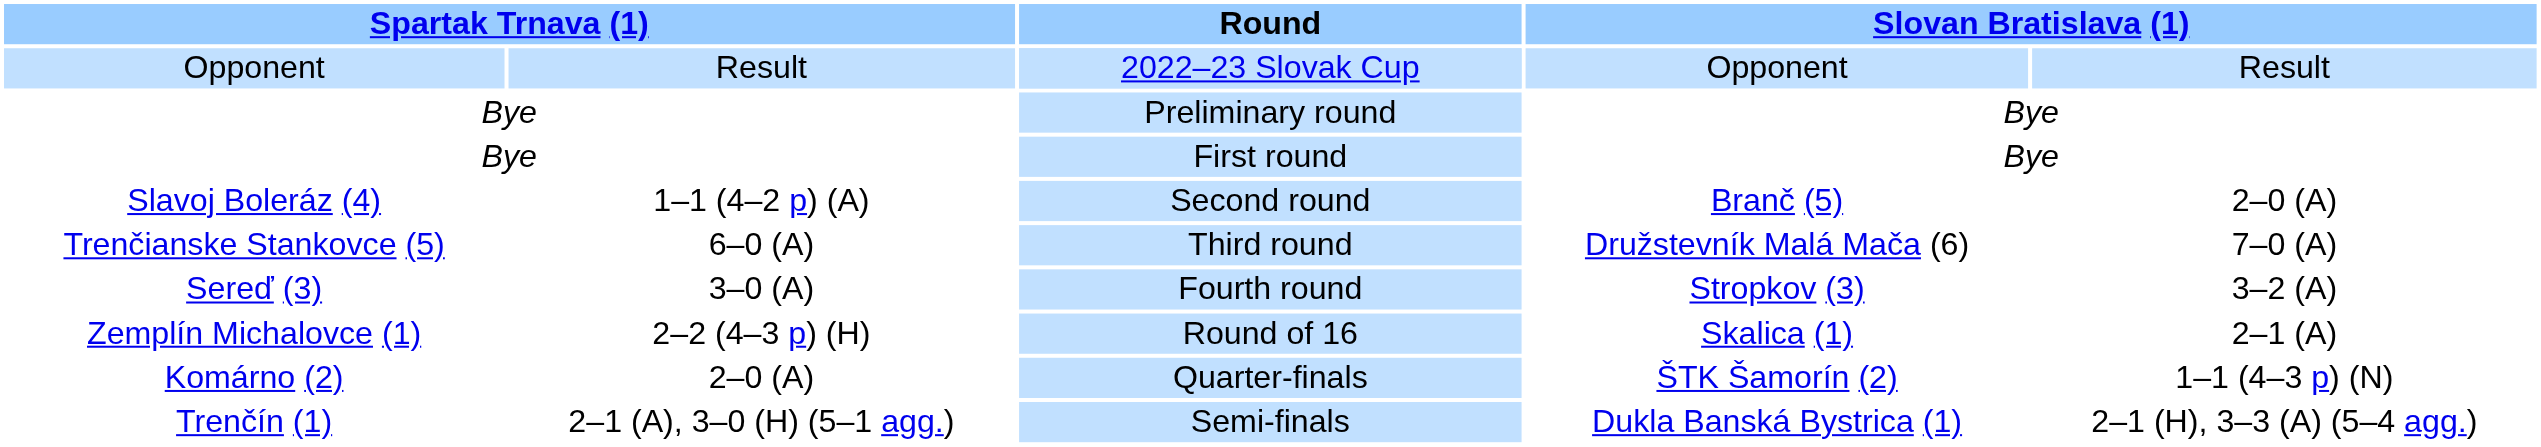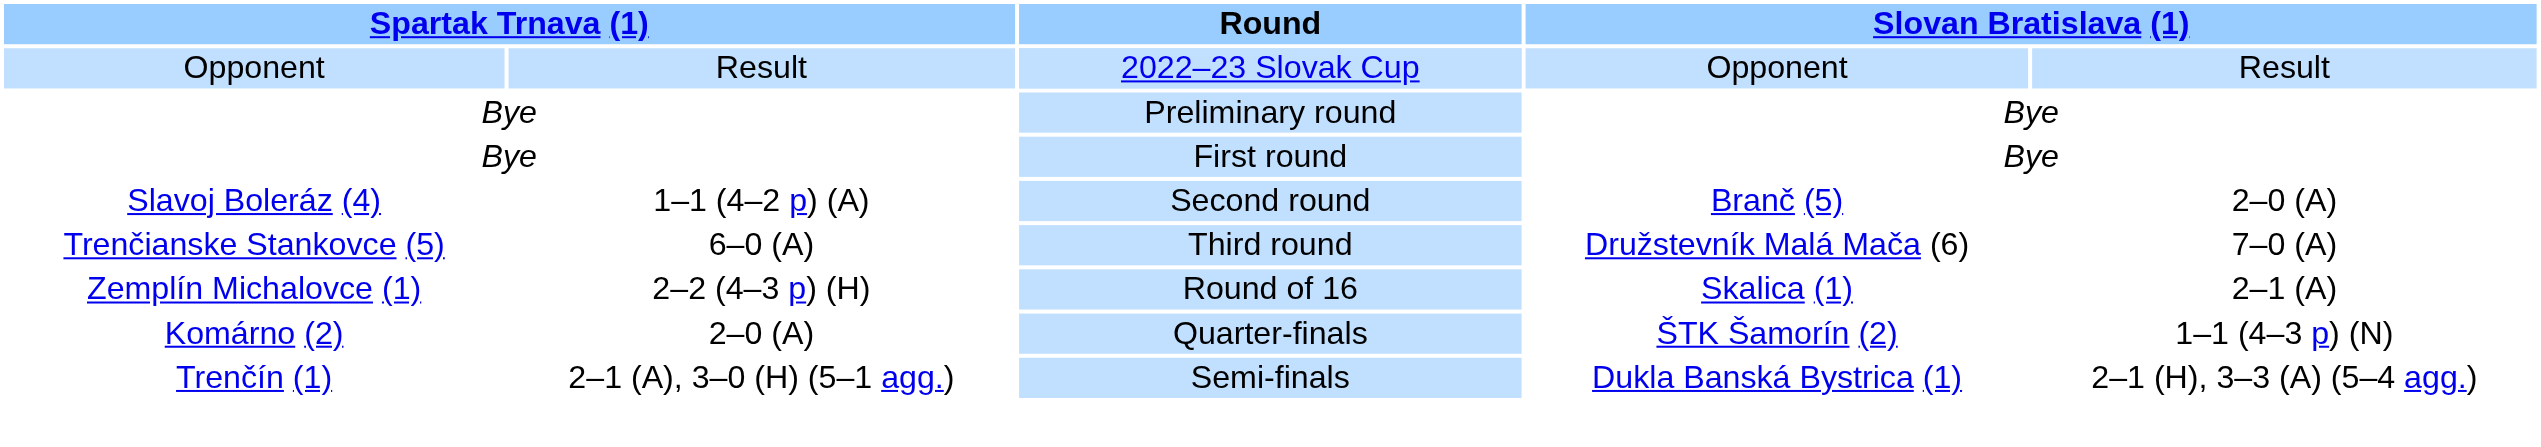- row: (1270, 288)
